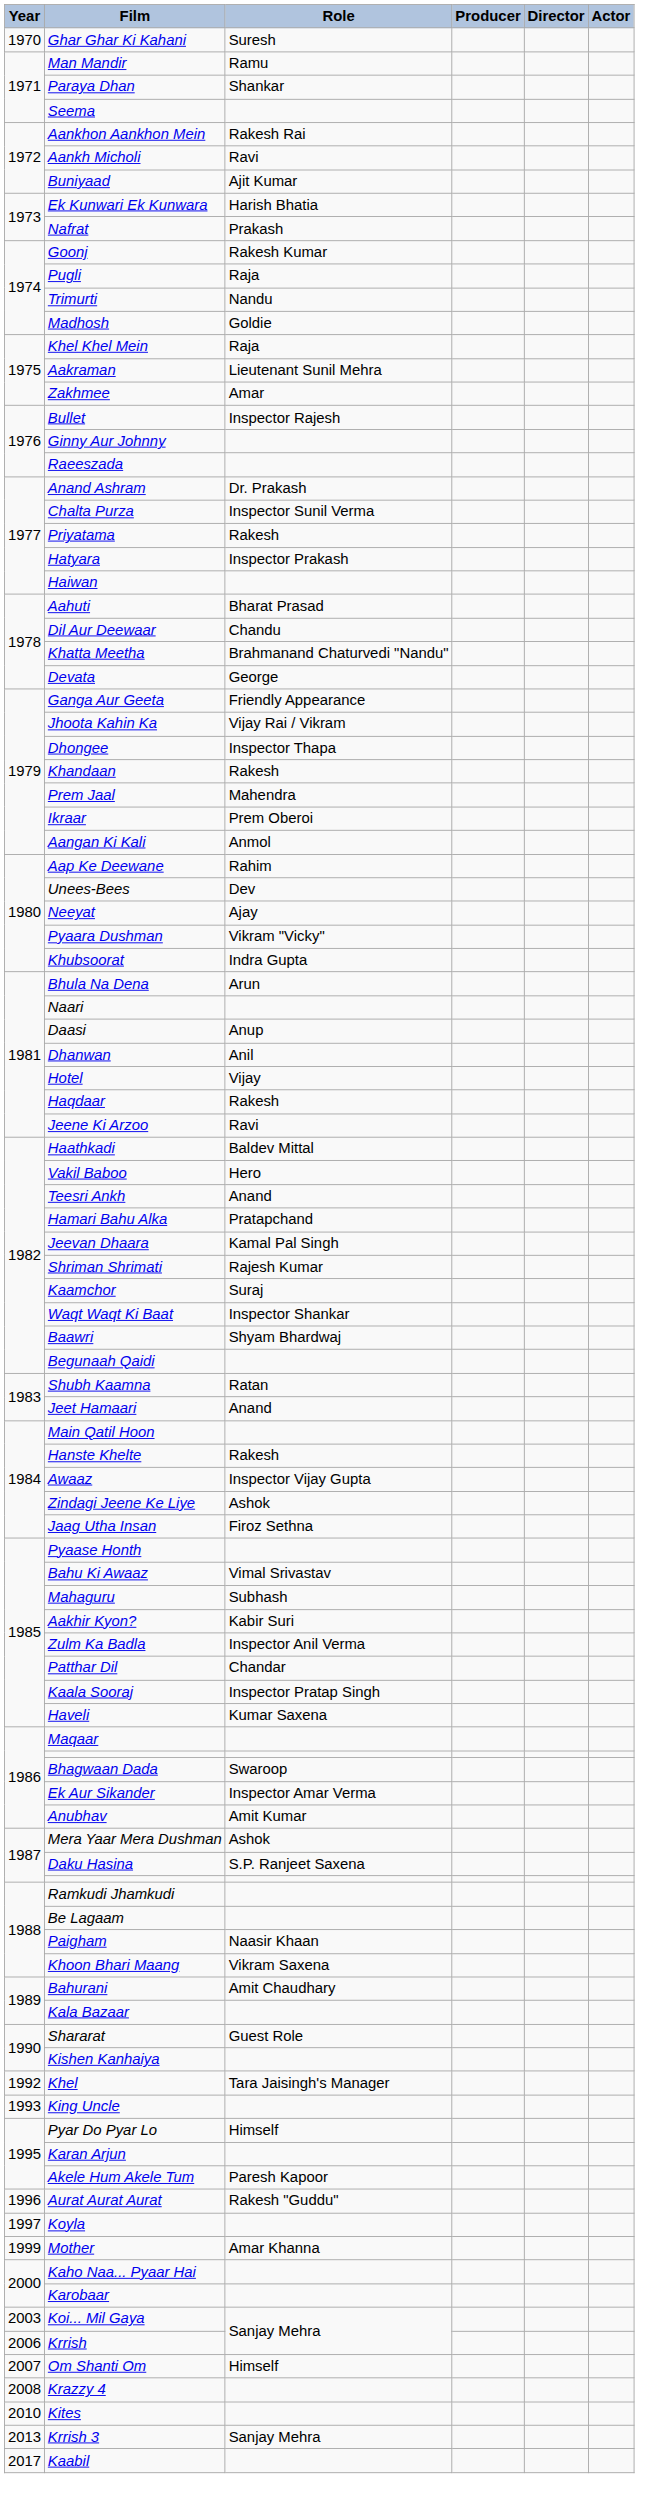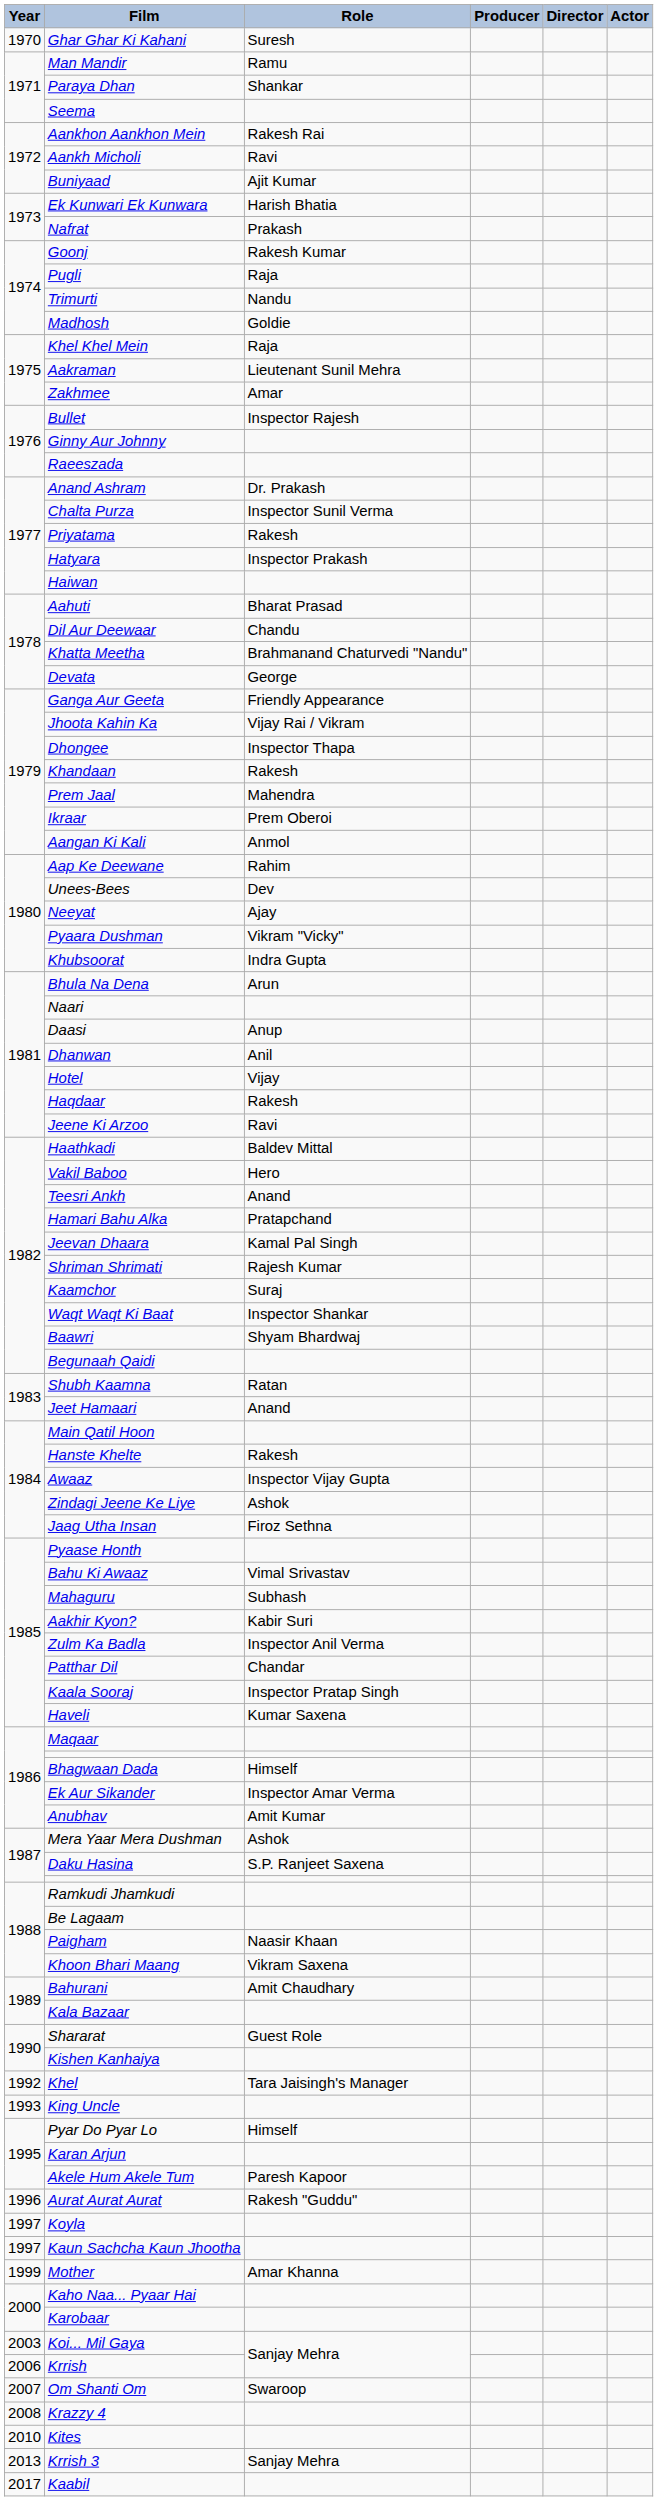(258, 1769) Swaroop -> (272, 1769) Himself
+ row: (24, 2248)
(253, 2366) Himself -> (277, 2389) Swaroop
